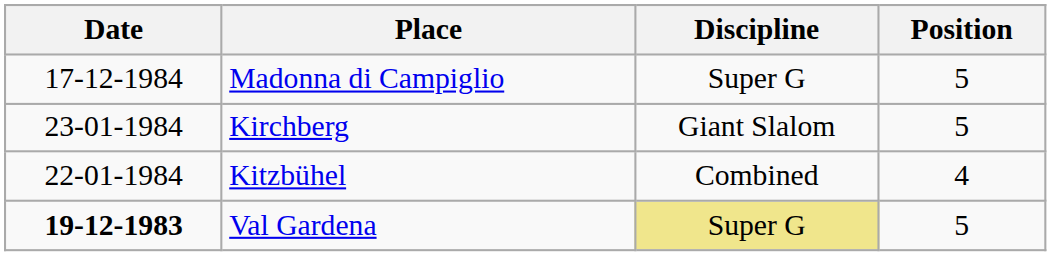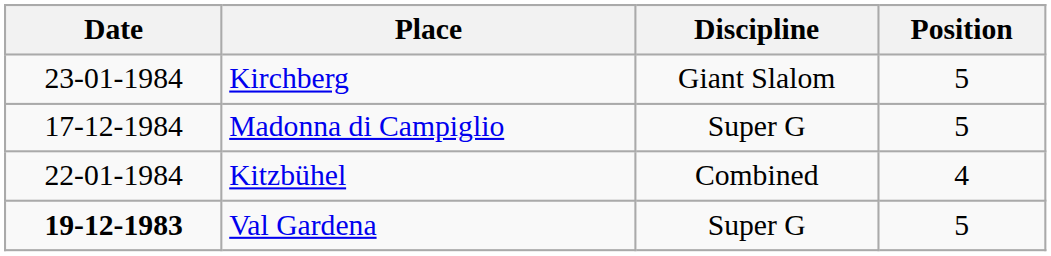rows swapped: (367, 78) <-> (289, 127)
(757, 225) khaki background -> (757, 225) no background
